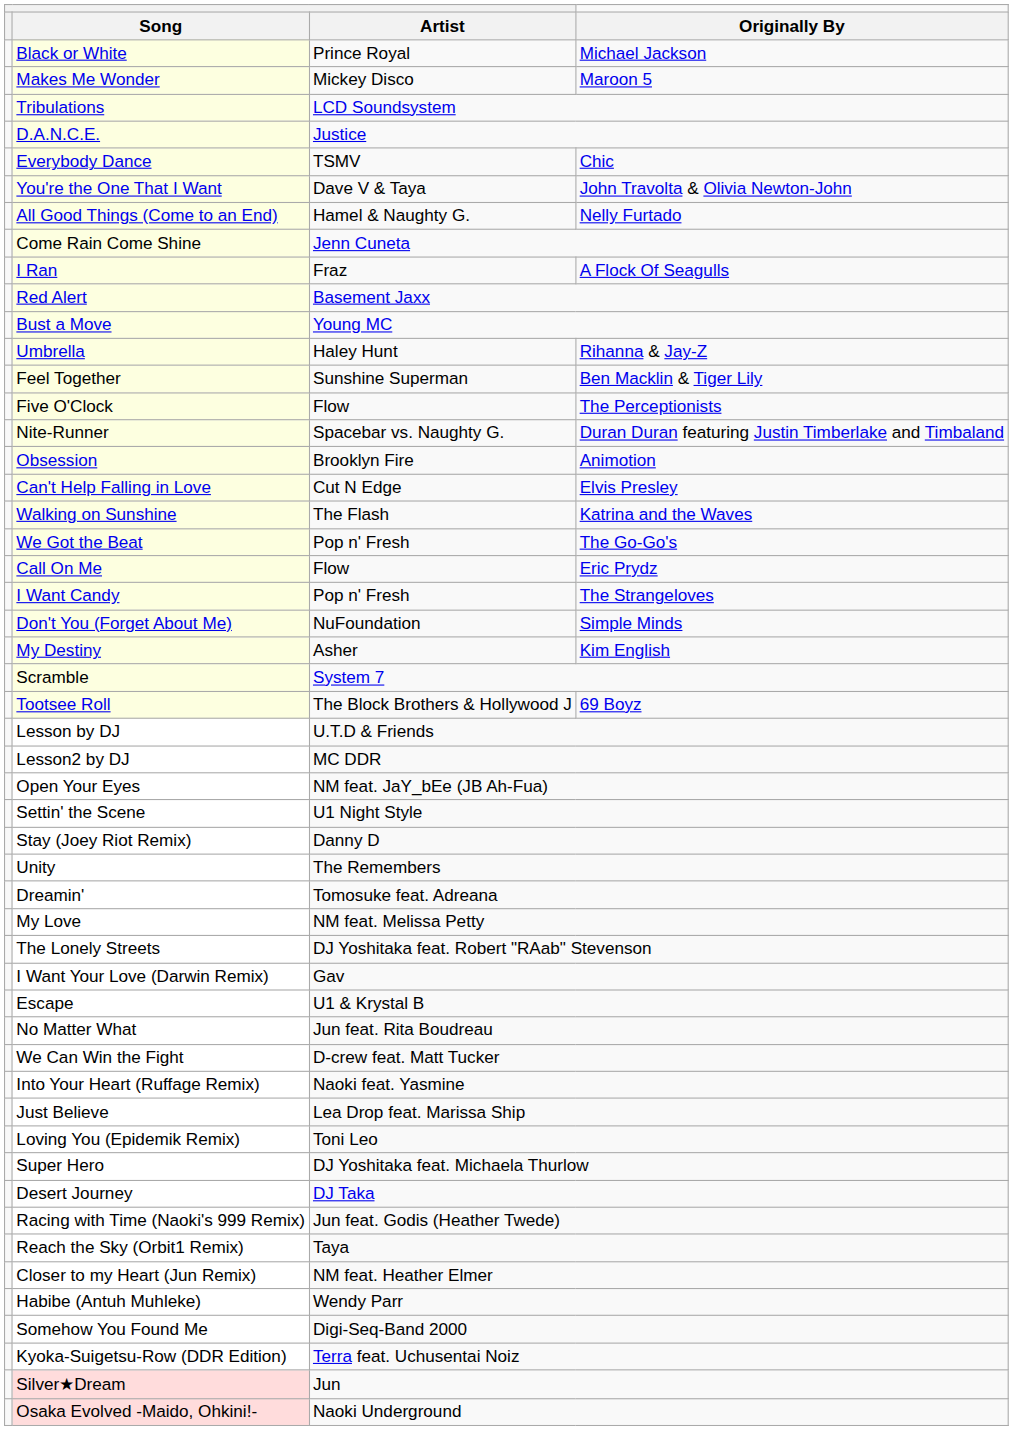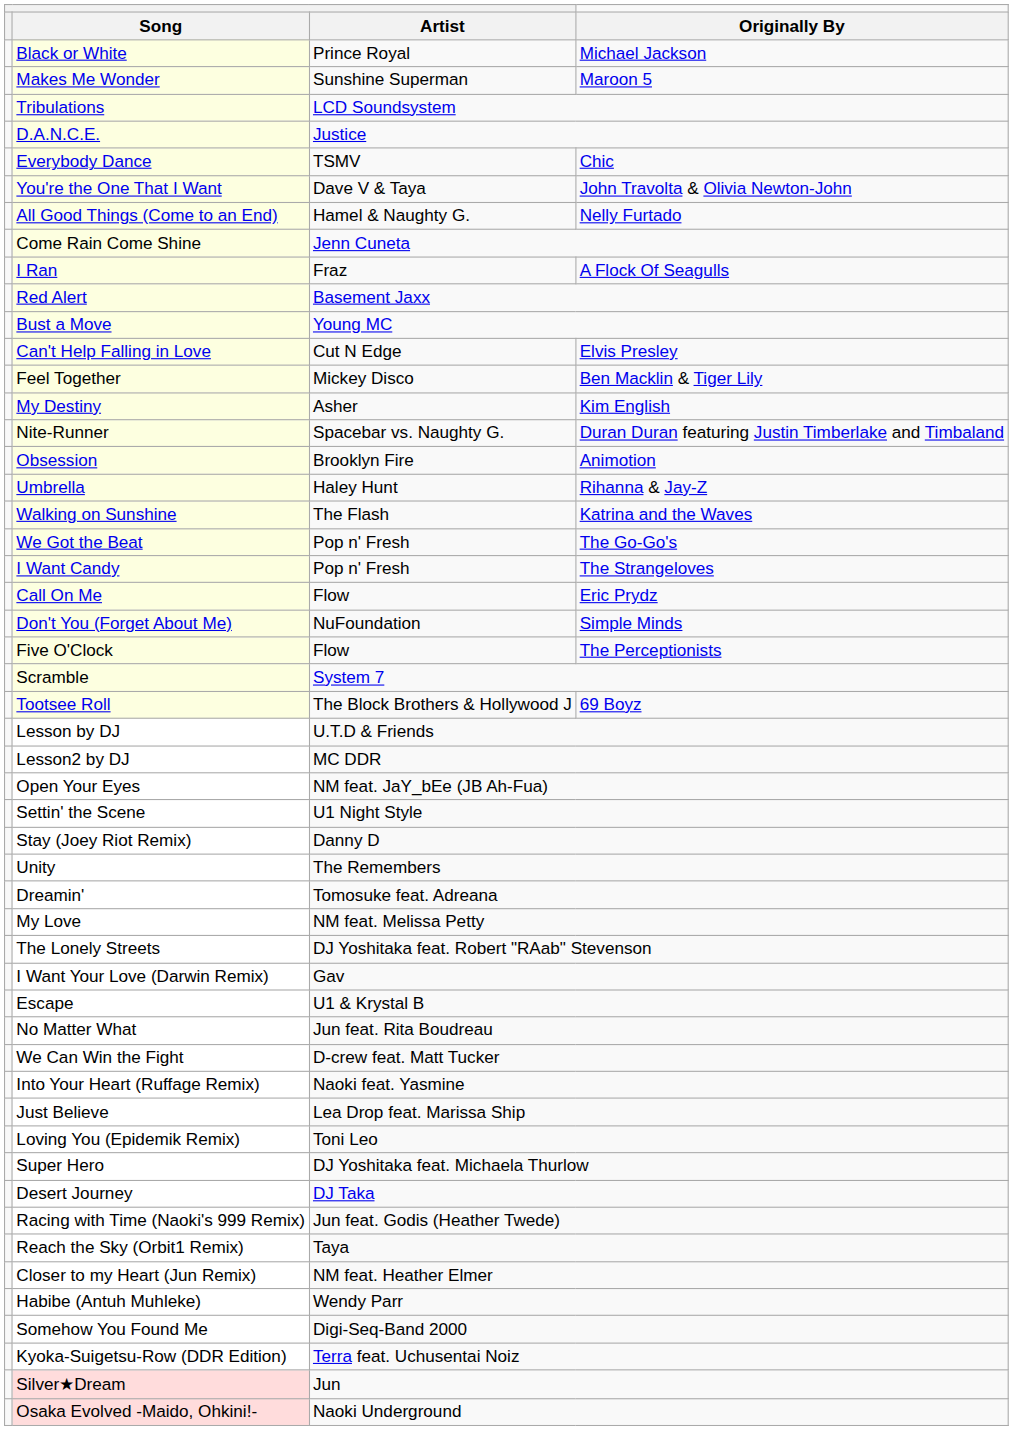(363, 80) Mickey Disco -> (391, 80) Sunshine Superman
rows swapped: (114, 487) <-> (51, 351)
(391, 378) Sunshine Superman -> (363, 378) Mickey Disco
rows swapped: (59, 650) <-> (65, 406)
rows swapped: (68, 596) <-> (59, 568)
